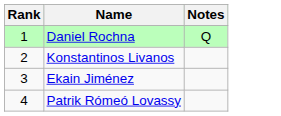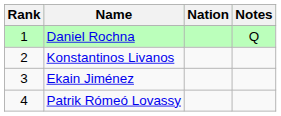+ column: (208, 15)
